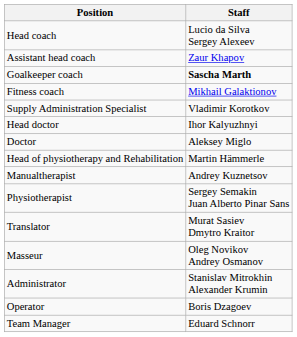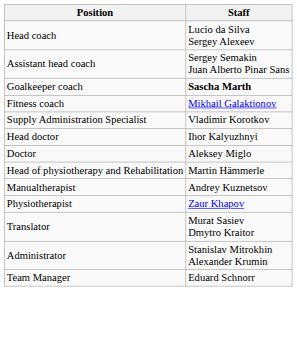(216, 58) Zaur Khapov -> (239, 64) Sergey Semakin Juan Alberto Pinar Sans
(239, 198) Sergey Semakin Juan Alberto Pinar Sans -> (216, 204) Zaur Khapov
- row: (25, 255)
- row: (26, 306)
